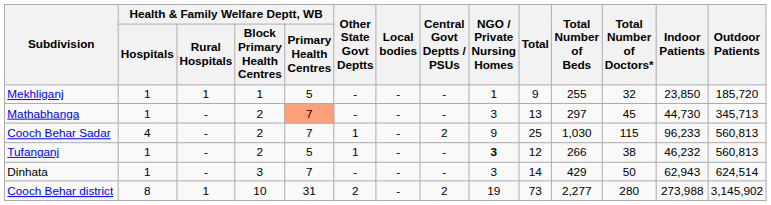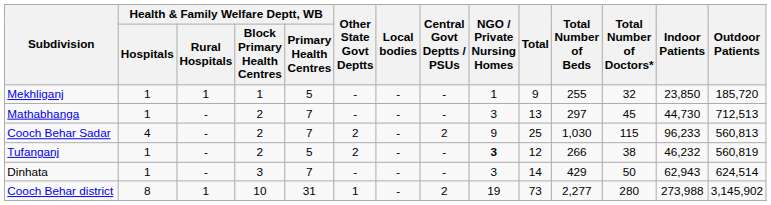(309, 113) lightsalmon background -> (309, 113) no background
(737, 113) 345,713 -> (737, 113) 712,513
(355, 133) 1 -> (355, 133) 2
(355, 152) 1 -> (355, 152) 2
(737, 152) 560,813 -> (737, 152) 560,819
(355, 191) 2 -> (355, 191) 1
